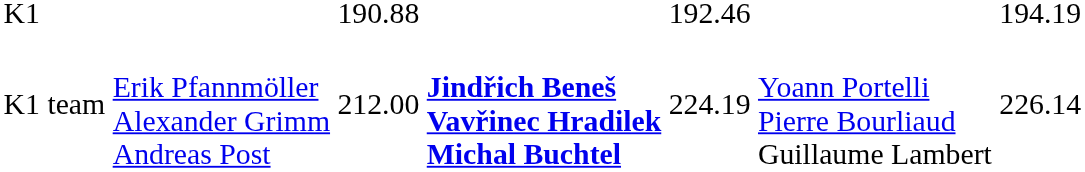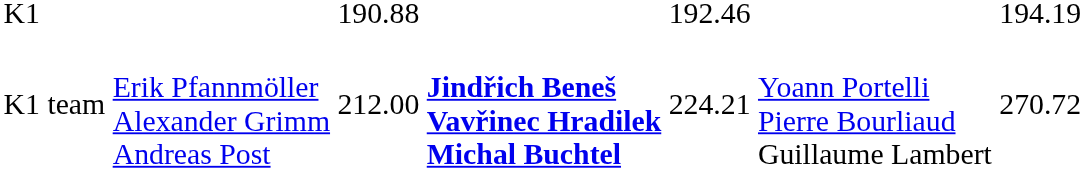(710, 104) 224.19 -> (710, 104) 224.21
(1040, 104) 226.14 -> (1040, 104) 270.72
